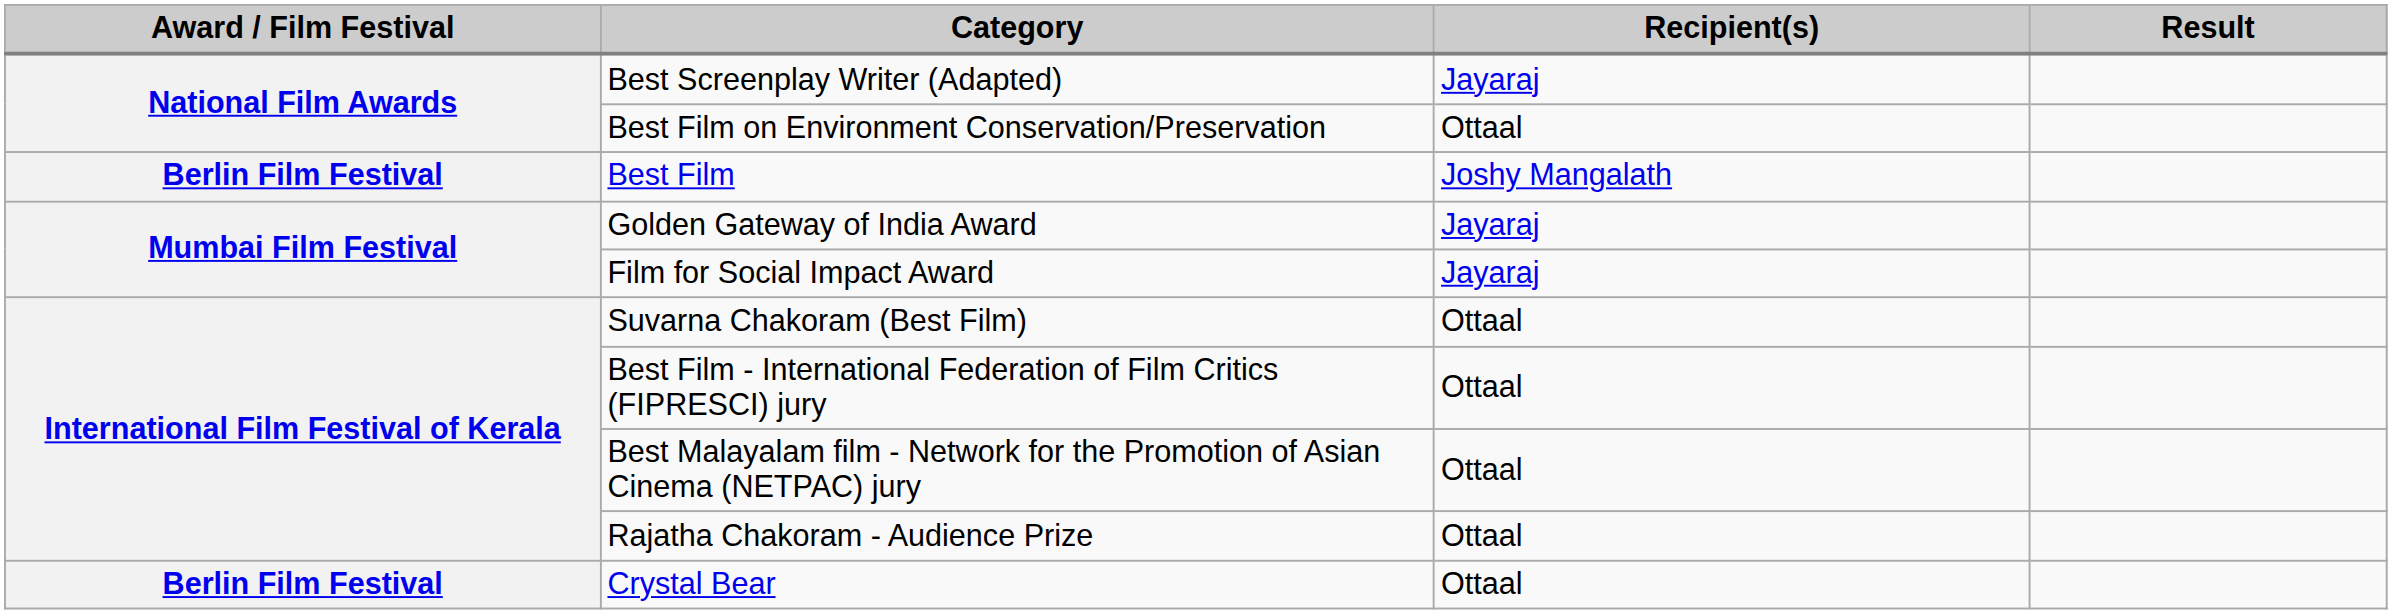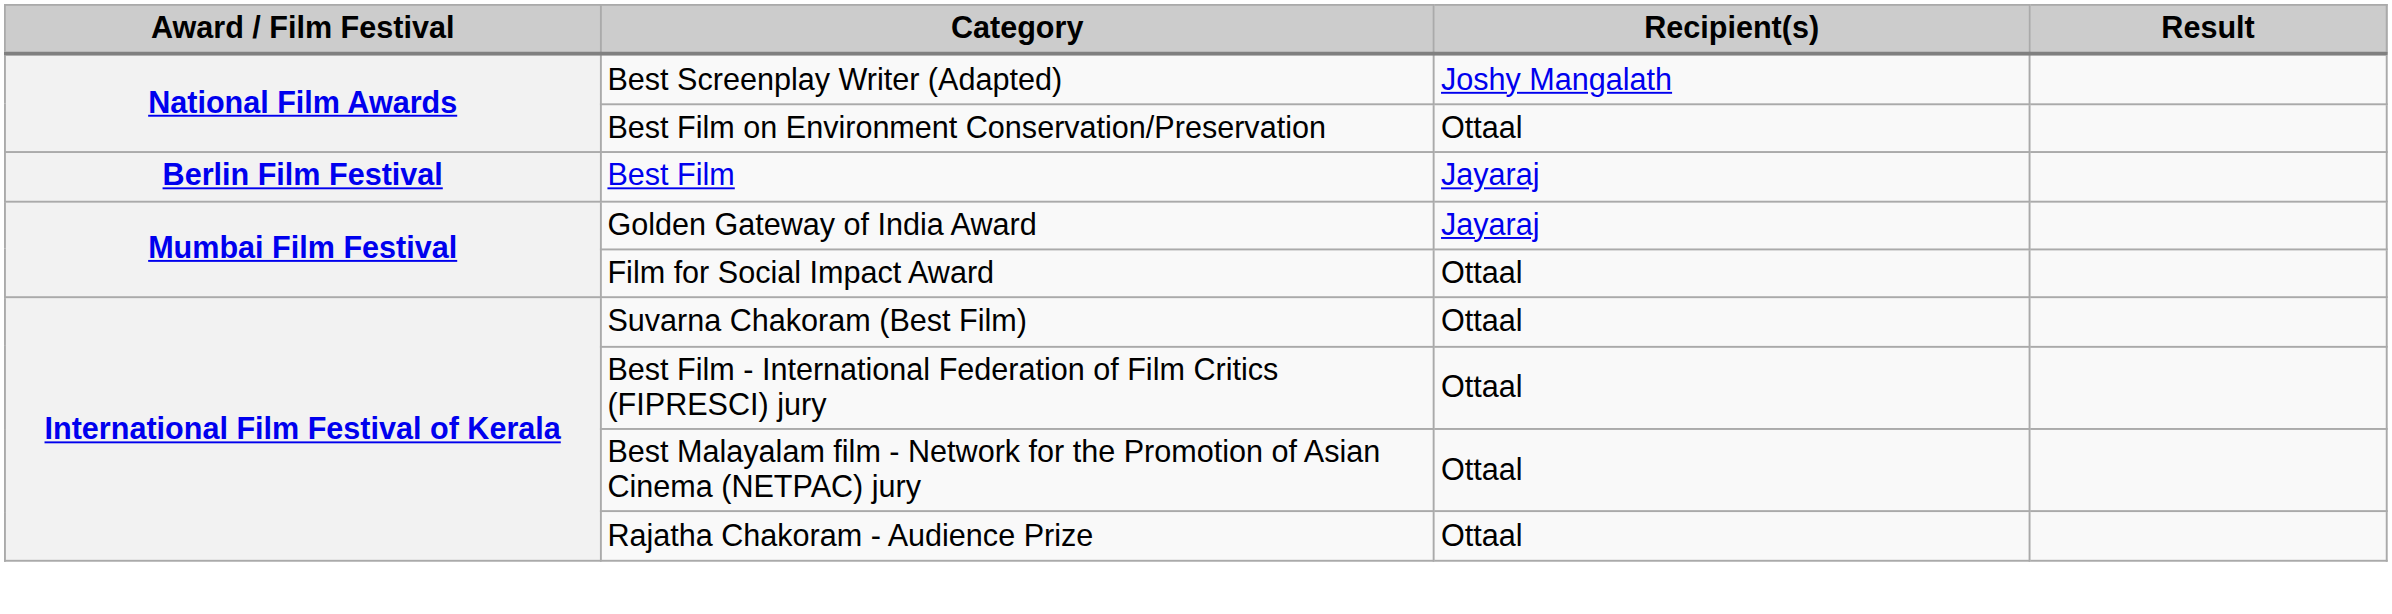(1490, 79) Jayaraj -> (1557, 79) Joshy Mangalath
(1557, 176) Joshy Mangalath -> (1490, 176) Jayaraj
(1490, 272) Jayaraj -> (1482, 272) Ottaal
- row: (692, 584)
